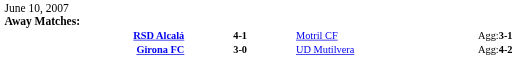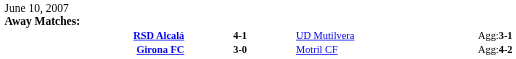(317, 35) Motril CF -> (325, 35) UD Mutilvera
(325, 50) UD Mutilvera -> (317, 50) Motril CF
